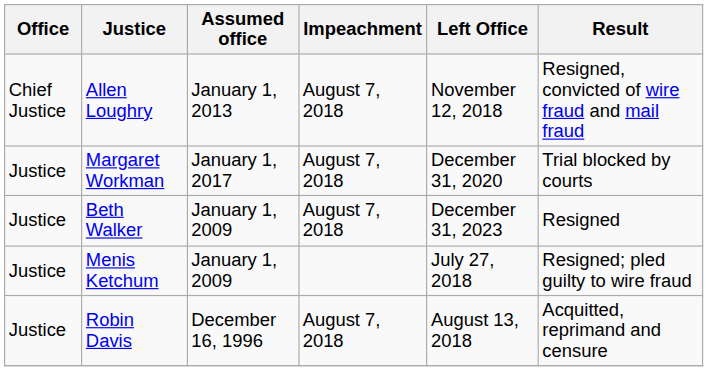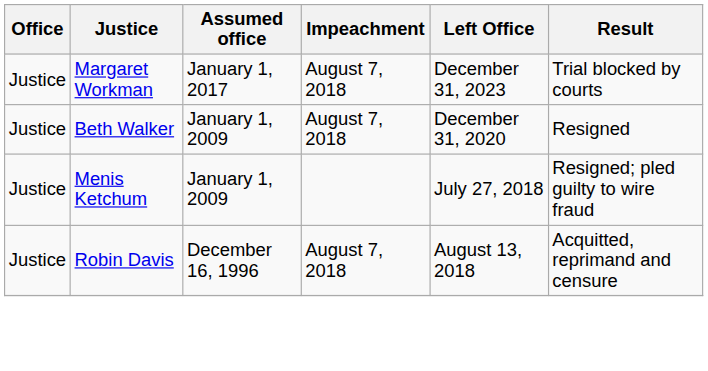- row: (119, 100)
(473, 170) December 31, 2020 -> (477, 79) December 31, 2023
(473, 220) December 31, 2023 -> (477, 129) December 31, 2020
